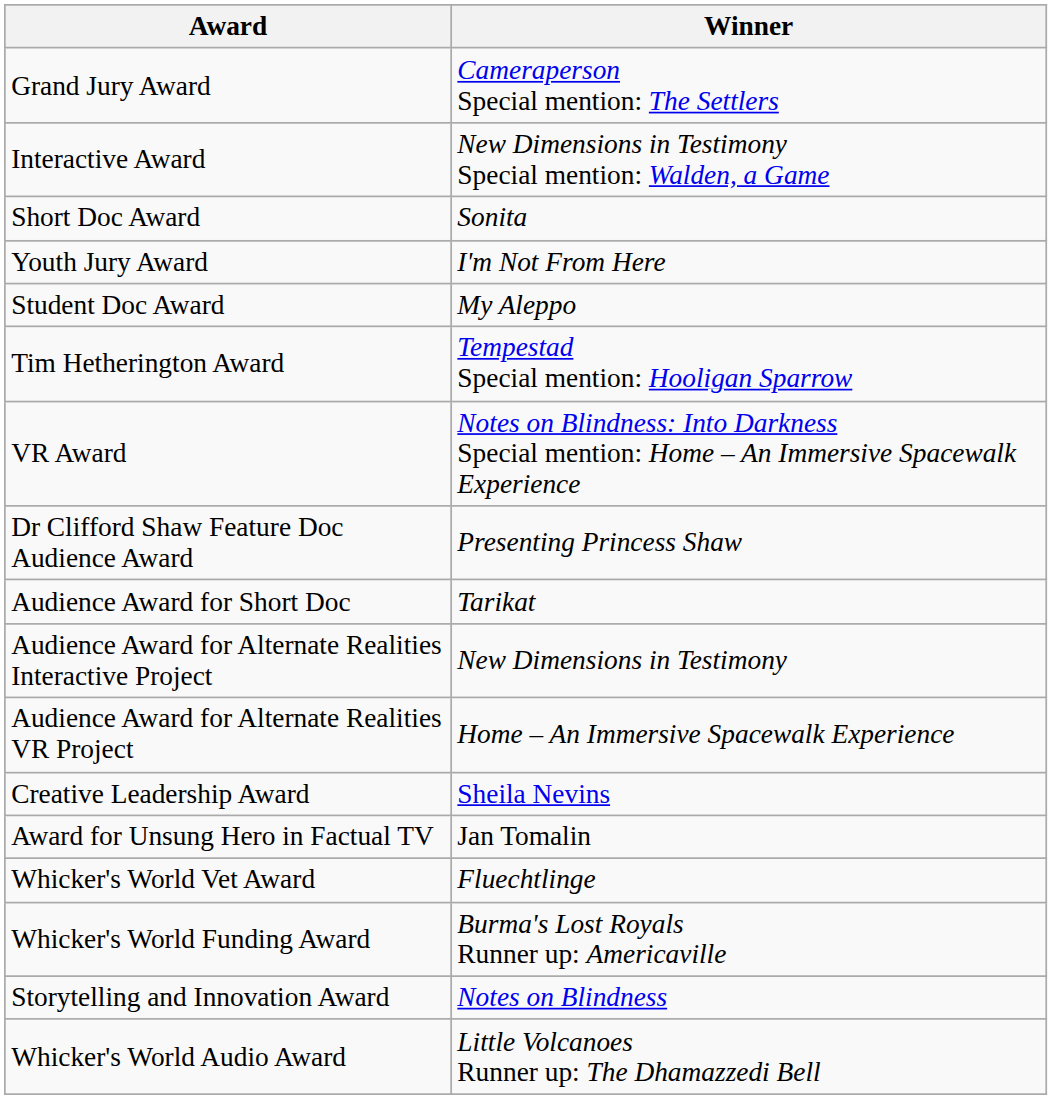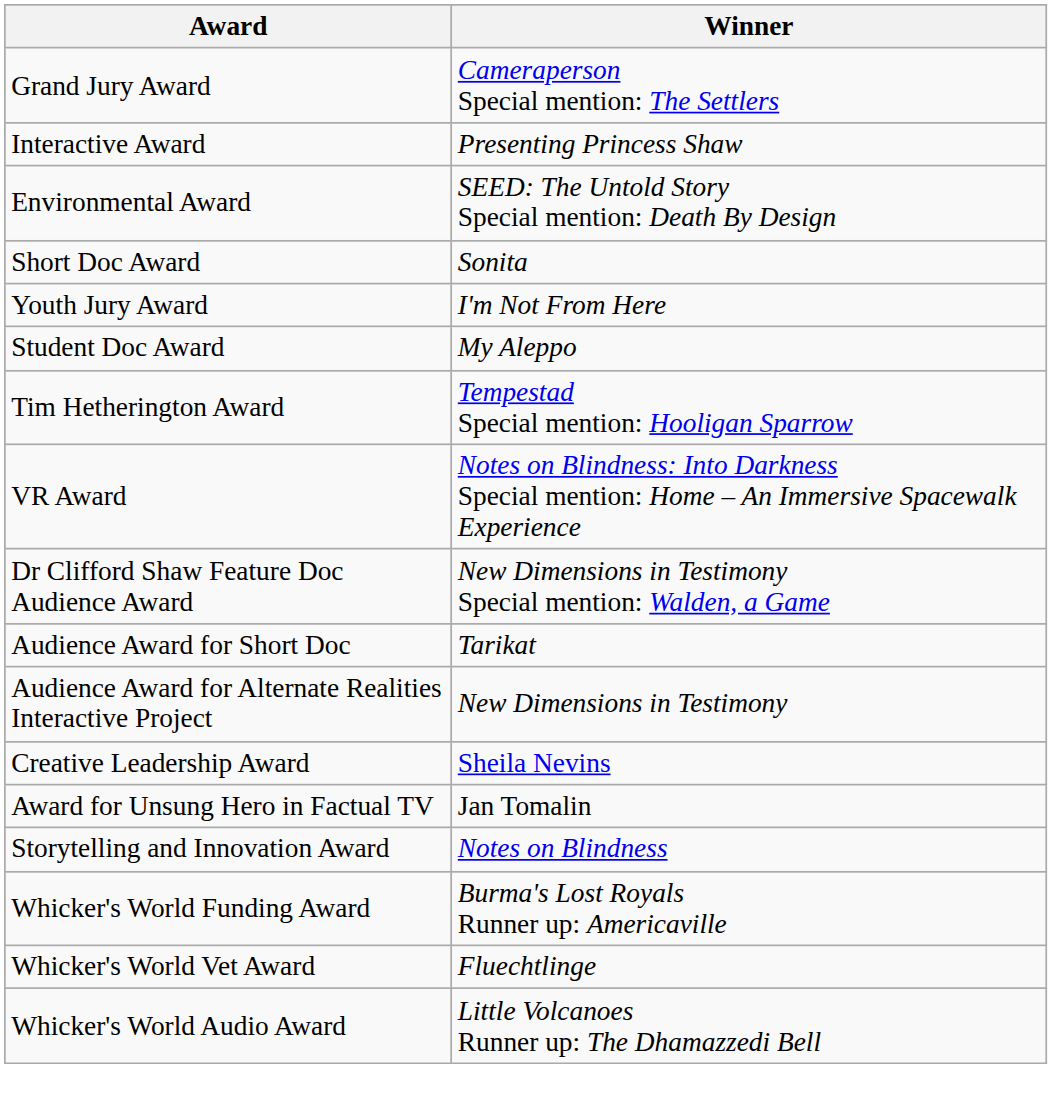(643, 159) New Dimensions in Testimony Special mention: Walden, a Game -> (600, 143) Presenting Princess Shaw
+ row: (131, 202)
(600, 542) Presenting Princess Shaw -> (644, 586) New Dimensions in Testimony Special mention: Walden, a Game
- row: (226, 734)
rows swapped: (200, 997) <-> (163, 879)
